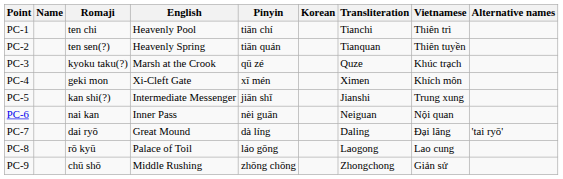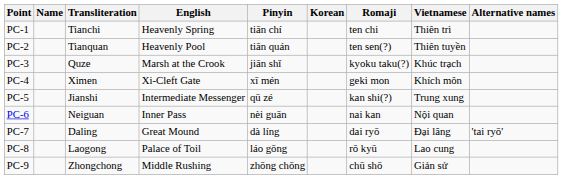columns swapped: (375, 13) <-> (98, 13)
(164, 30) Heavenly Pool -> (178, 30) Heavenly Spring
(169, 47) Heavenly Spring -> (173, 47) Heavenly Pool
(252, 64) qū zé -> (266, 64) jiān shǐ
(257, 98) jiān shǐ -> (261, 98) qū zé
